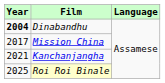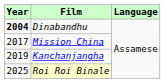(17, 56) 2021 -> (17, 56) 2019
